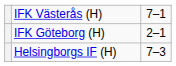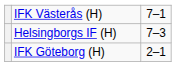rows swapped: (65, 52) <-> (59, 33)
